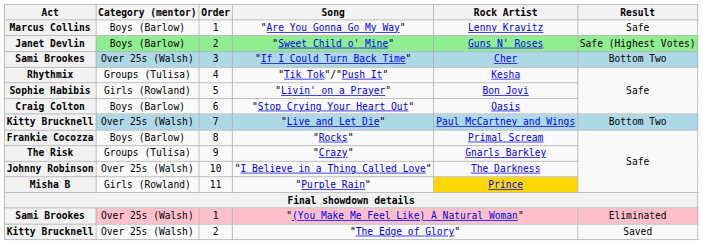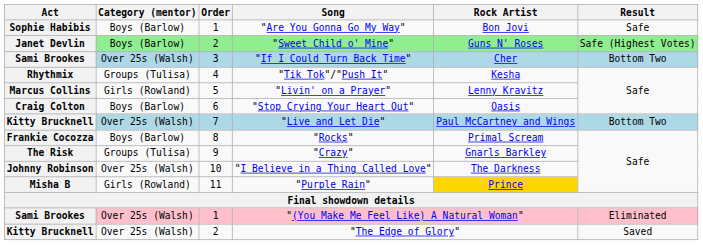(50, 28) Marcus Collins -> (50, 28) Sophie Habibis
(506, 28) Lenny Kravitz -> (506, 28) Bon Jovi
(50, 91) Sophie Habibis -> (50, 91) Marcus Collins
(506, 91) Bon Jovi -> (506, 91) Lenny Kravitz
